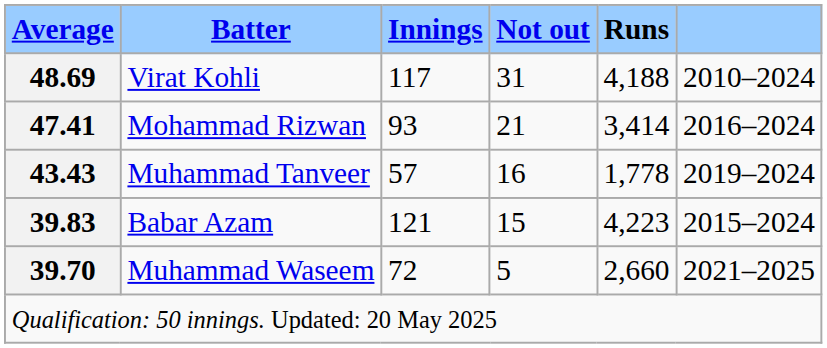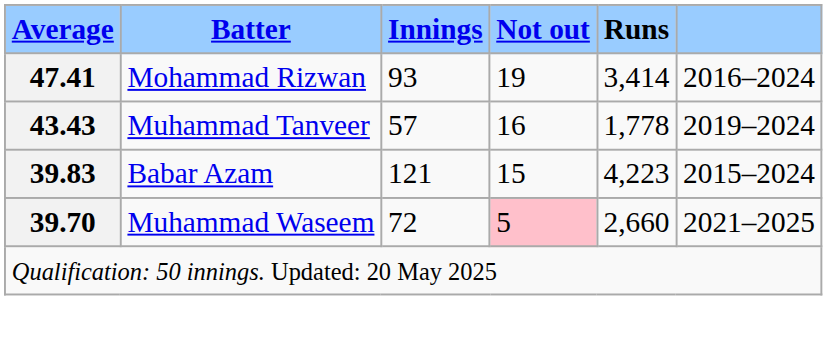- row: (194, 77)
(511, 125) 21 -> (511, 77) 19
(504, 270) no background -> (504, 222) pink background
